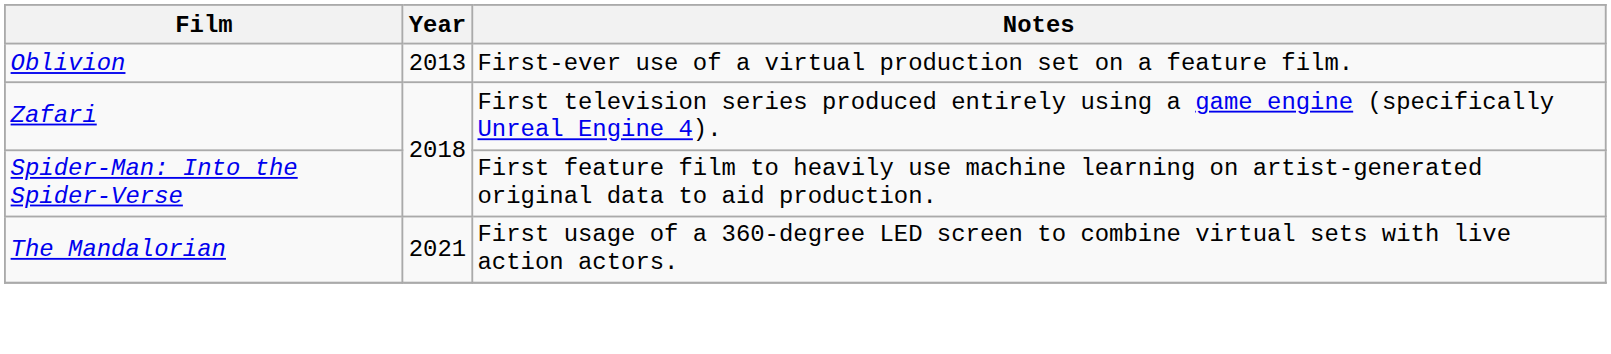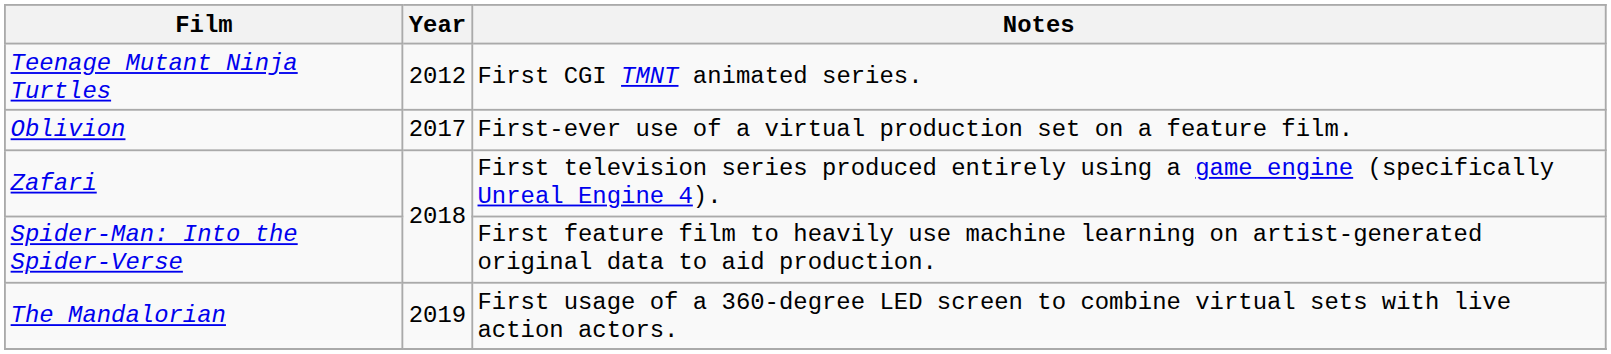+ row: (154, 77)
(437, 63) 2013 -> (437, 130) 2017
(437, 249) 2021 -> (437, 316) 2019
